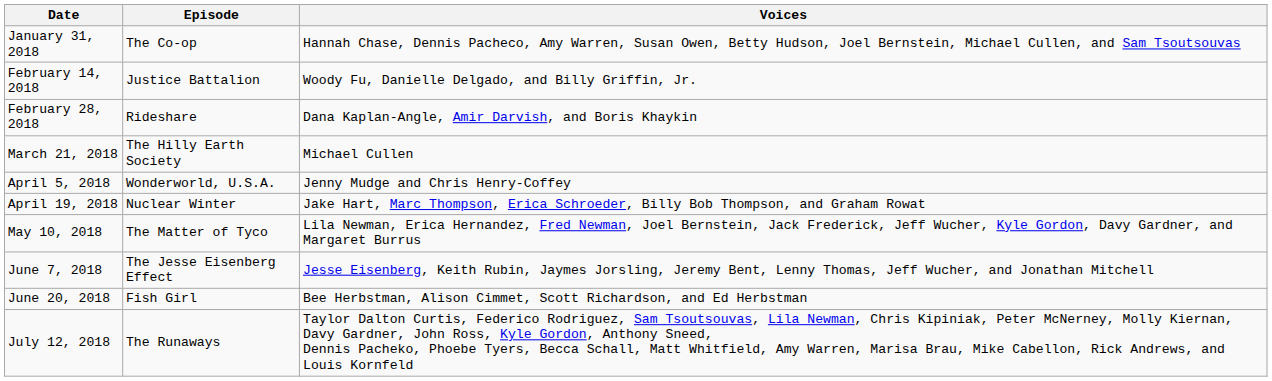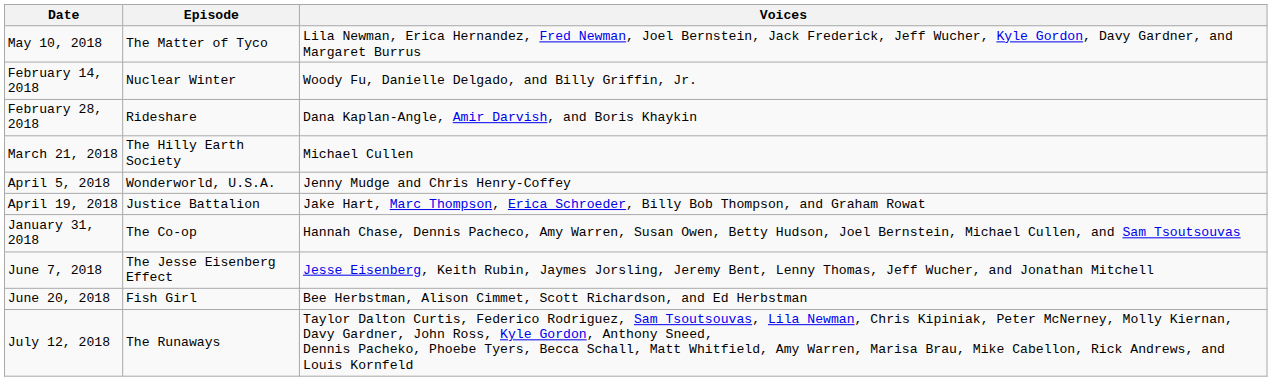rows swapped: (51, 44) <-> (55, 233)
(193, 81) Justice Battalion -> (181, 81) Nuclear Winter
(181, 204) Nuclear Winter -> (193, 204) Justice Battalion
